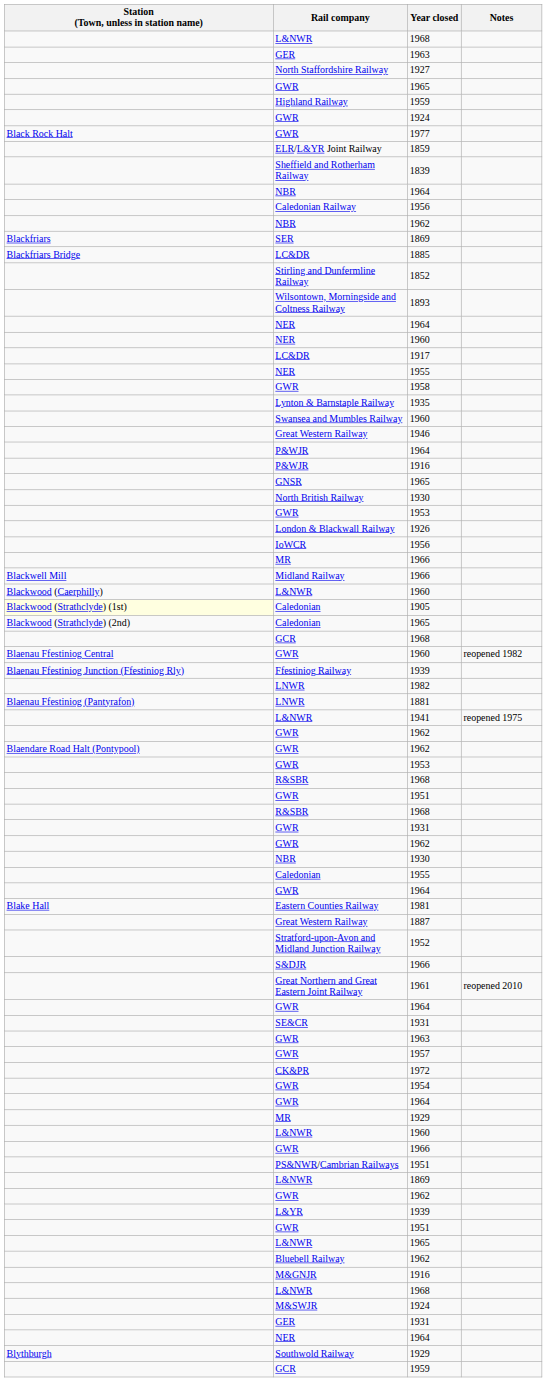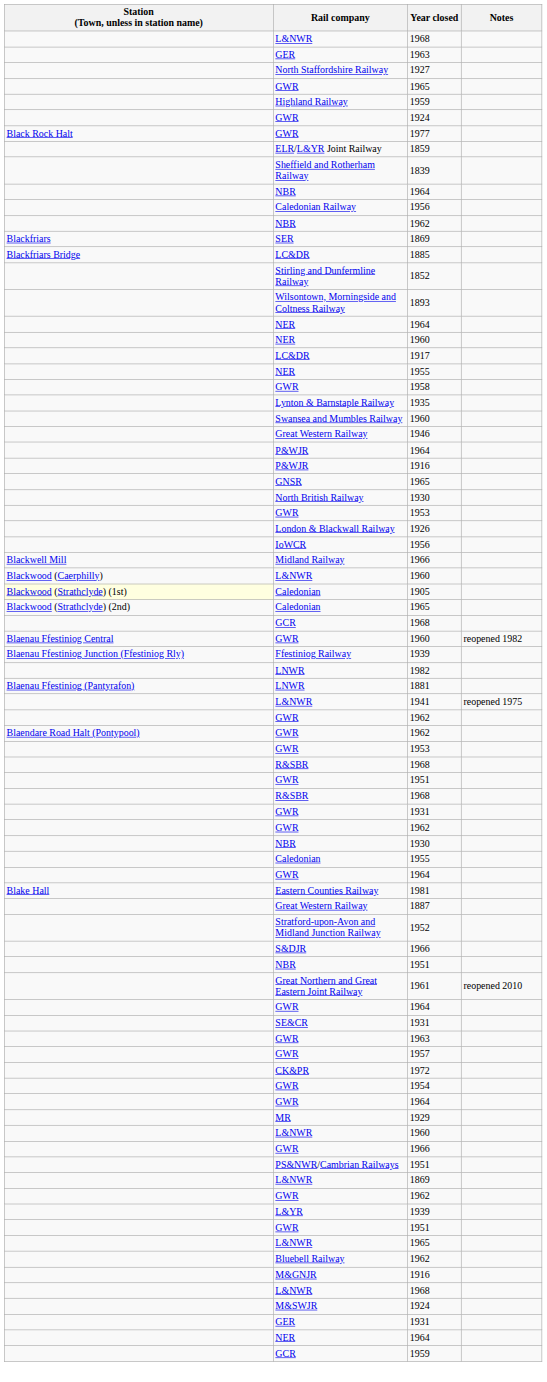- row: (283, 560)
+ row: (286, 964)
- row: (315, 1353)
